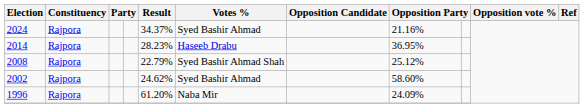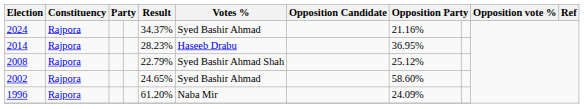(157, 78) 24.62% -> (157, 78) 24.65%
